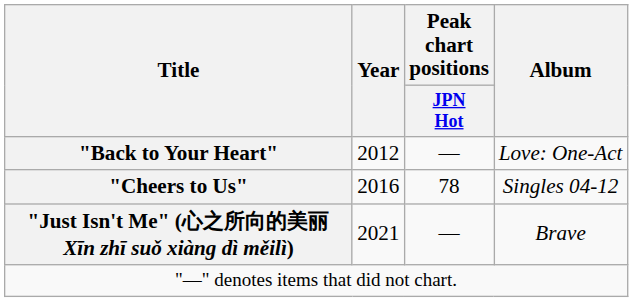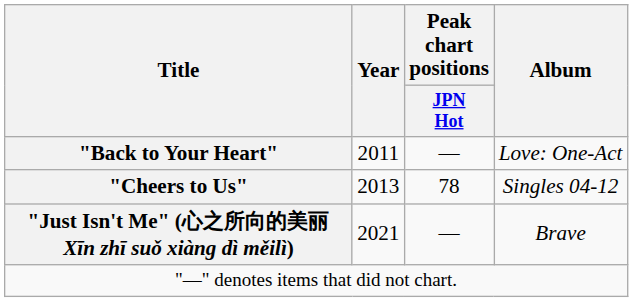(378, 152) 2012 -> (378, 152) 2011
(378, 186) 2016 -> (378, 186) 2013
